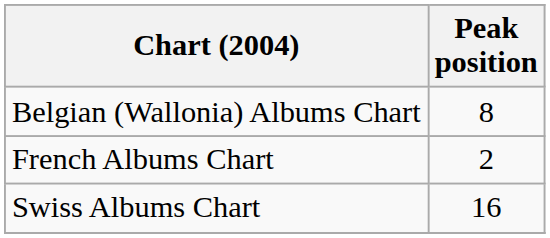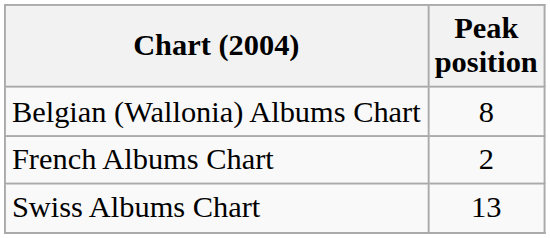(486, 207) 16 -> (486, 207) 13
